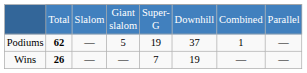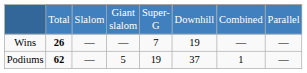rows swapped: (25, 60) <-> (25, 43)
